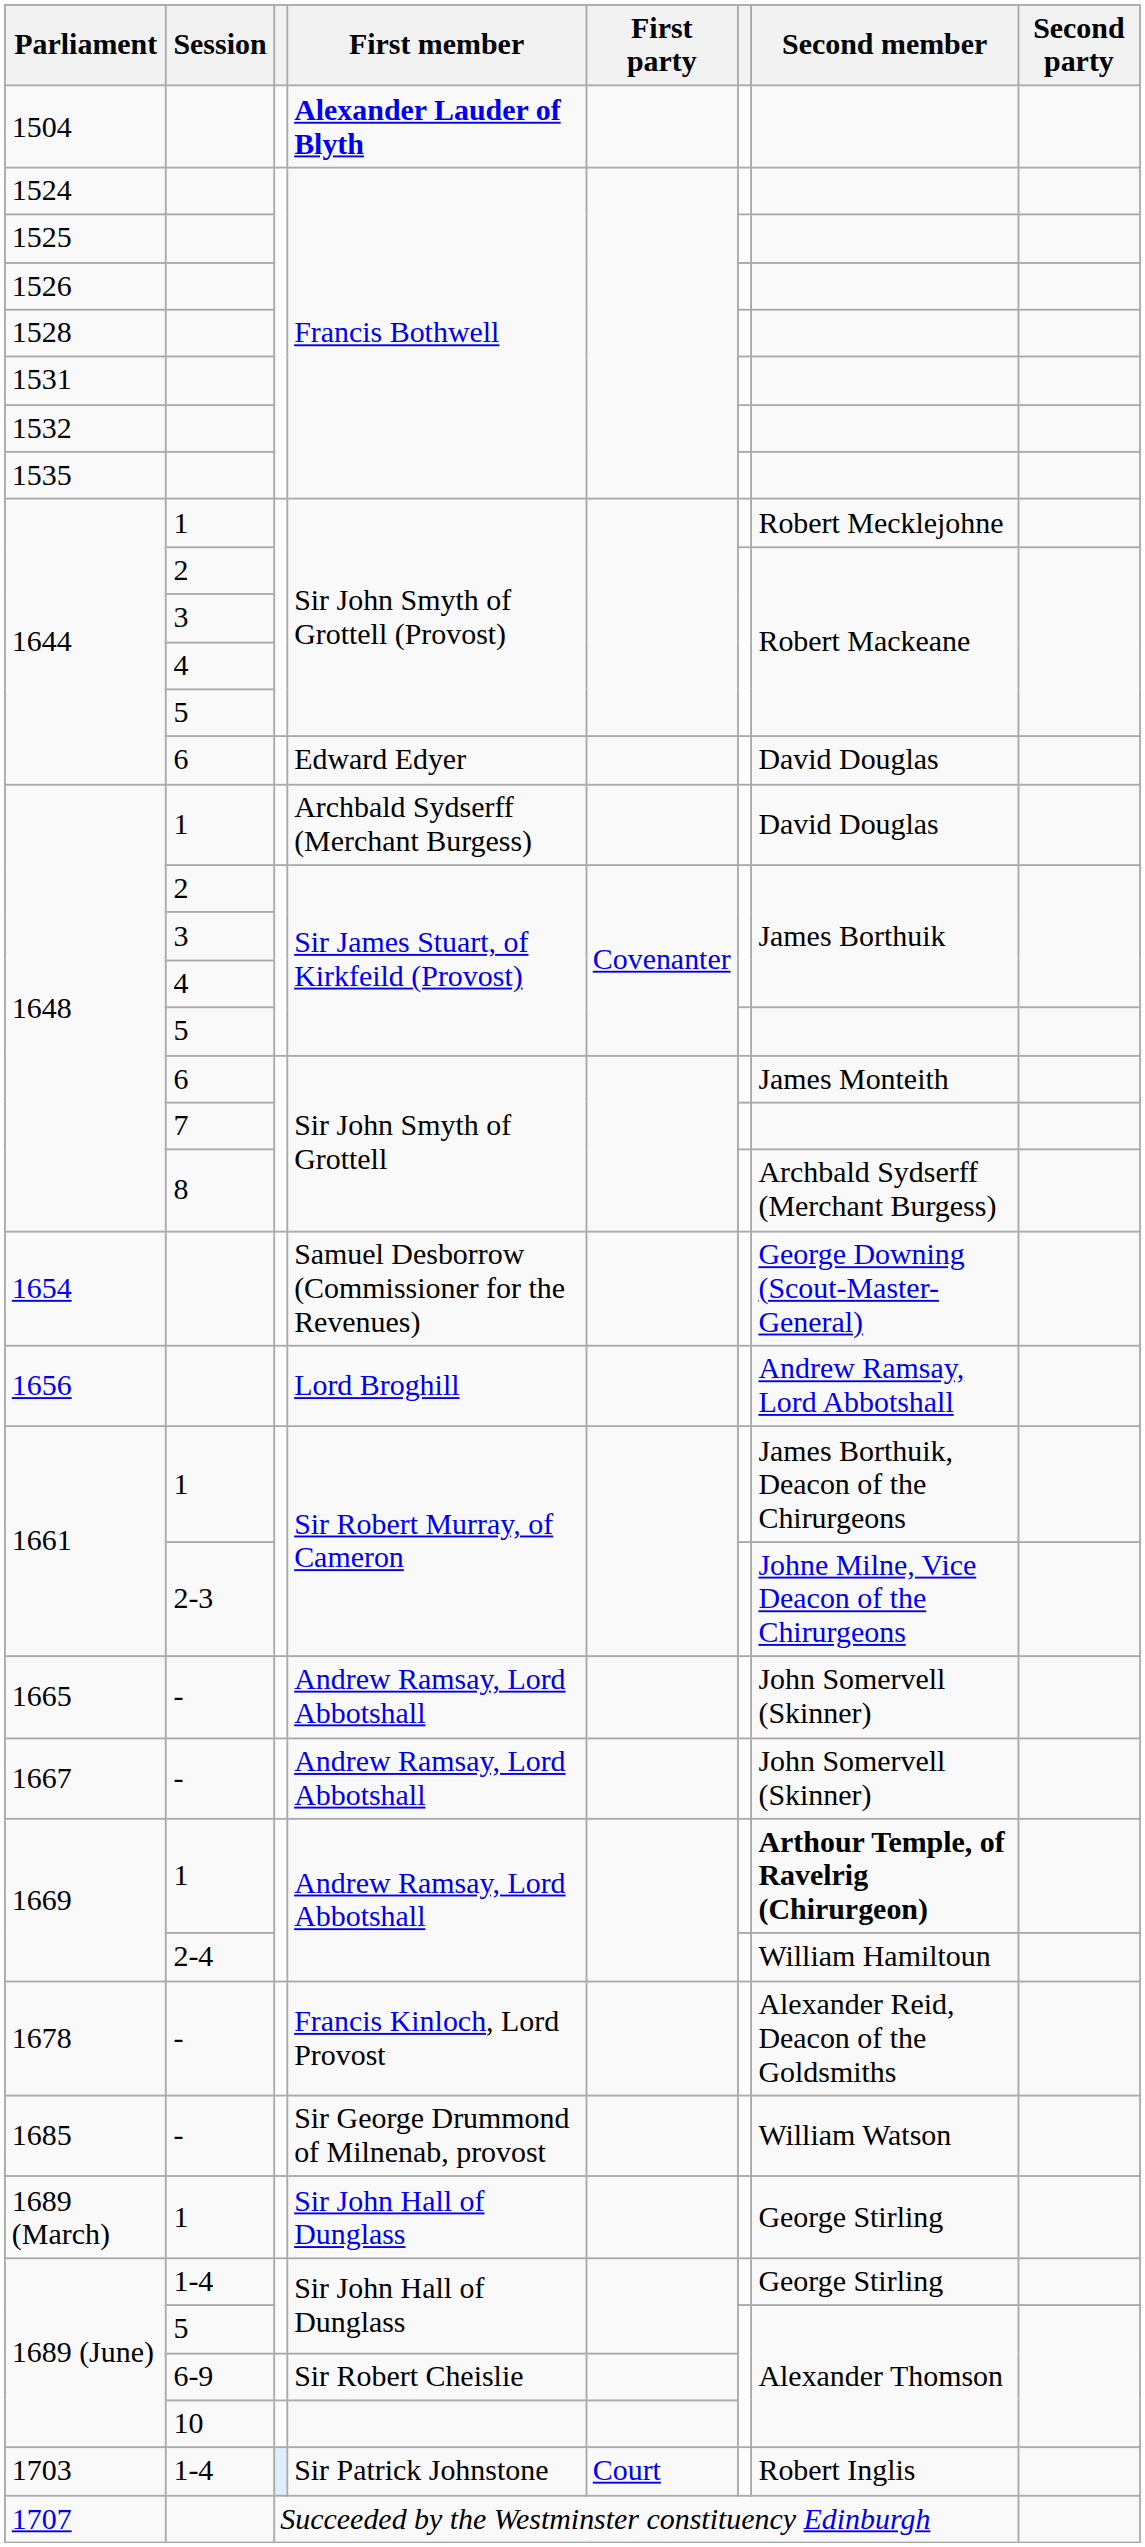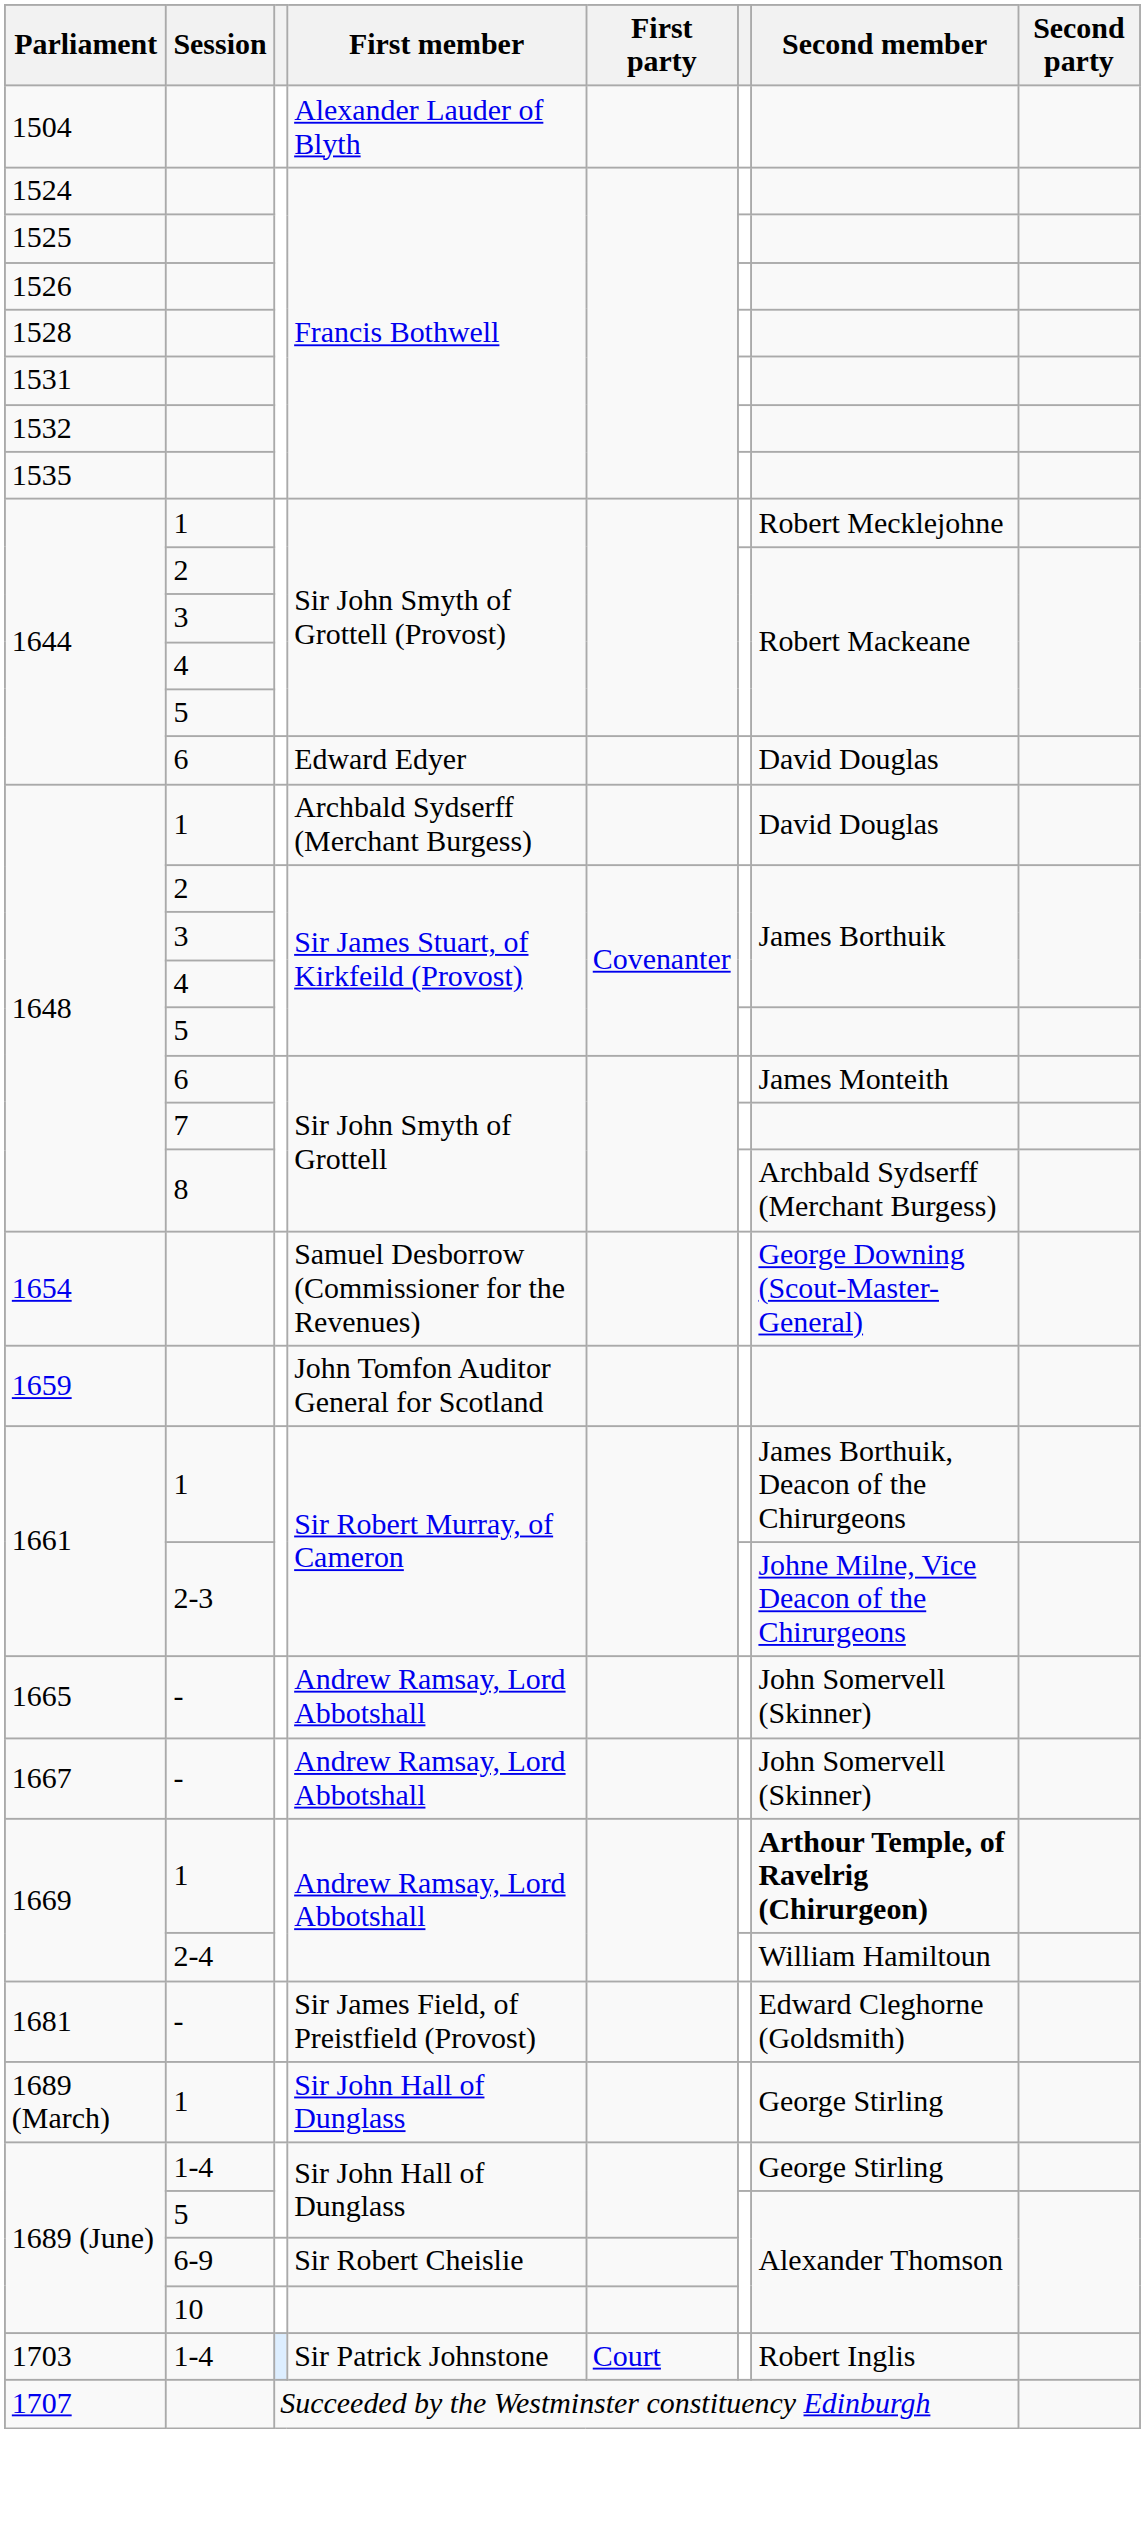(427, 126) bold -> (419, 126) normal
- row: (42, 1385)
+ row: (42, 1385)
- row: (42, 2037)
+ row: (42, 2020)
- row: (42, 2135)
